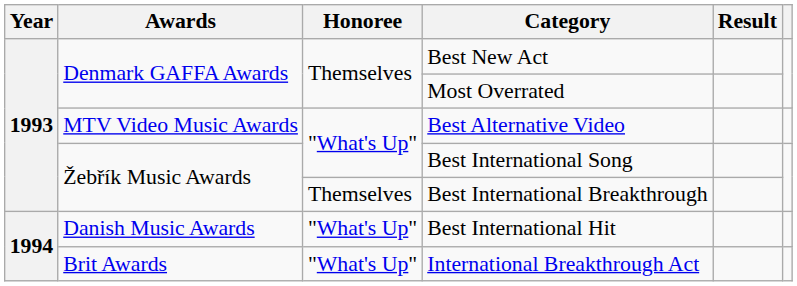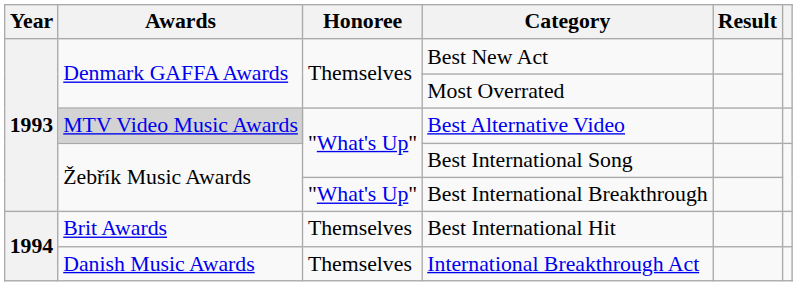(181, 125) no background -> (181, 125) lightgrey background
(360, 194) Themselves -> (363, 194) "What's Up"
(159, 228) Danish Music Awards -> (115, 228) Brit Awards
(363, 228) "What's Up" -> (360, 228) Themselves
(115, 263) Brit Awards -> (159, 263) Danish Music Awards
(363, 263) "What's Up" -> (360, 263) Themselves
